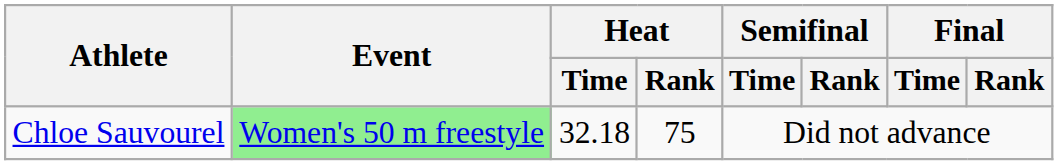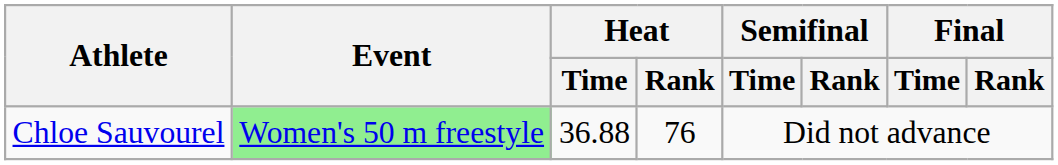(595, 132) 32.18 -> (595, 132) 36.88
(680, 132) 75 -> (680, 132) 76
